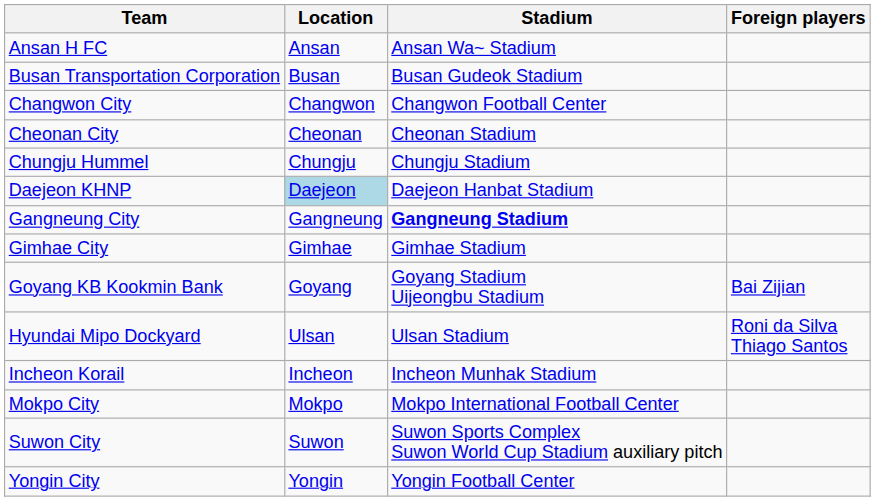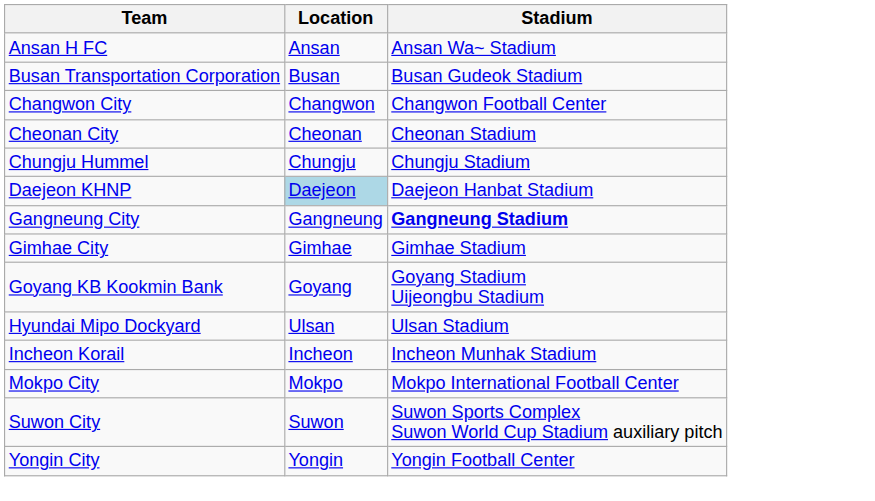- column: (798, 18)
